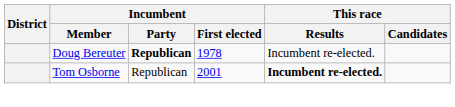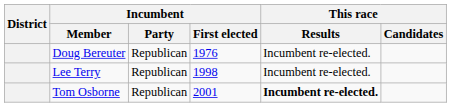(161, 53) bold -> (159, 53) normal
(209, 53) 1978 -> (205, 53) 1976
+ row: (76, 72)
